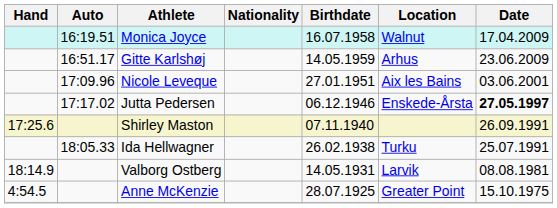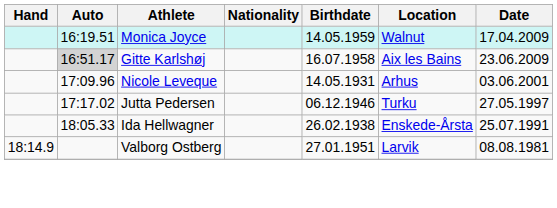(340, 37) 16.07.1958 -> (340, 37) 14.05.1959
(88, 59) no background -> (88, 59) lightgrey background
(340, 59) 14.05.1959 -> (340, 59) 16.07.1958
(400, 59) Arhus -> (421, 59) Aix les Bains
(340, 81) 27.01.1951 -> (340, 81) 14.05.1931
(421, 81) Aix les Bains -> (400, 81) Arhus
(427, 103) Enskede-Årsta -> (399, 103) Turku
(514, 103) bold -> (514, 103) normal
- row: (167, 125)
(399, 147) Turku -> (427, 125) Enskede-Årsta
(340, 170) 14.05.1931 -> (340, 147) 27.01.1951
- row: (170, 192)
